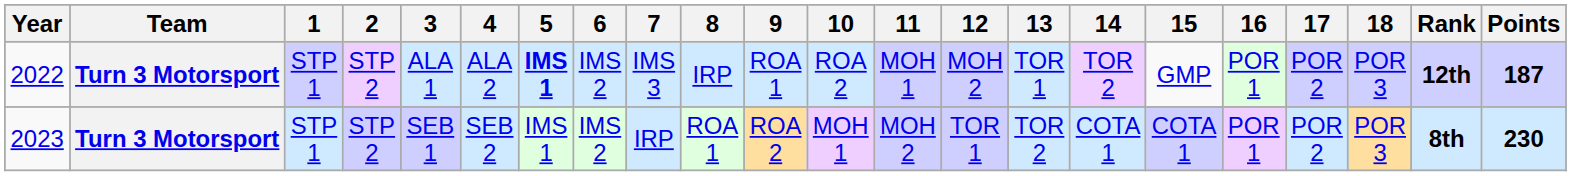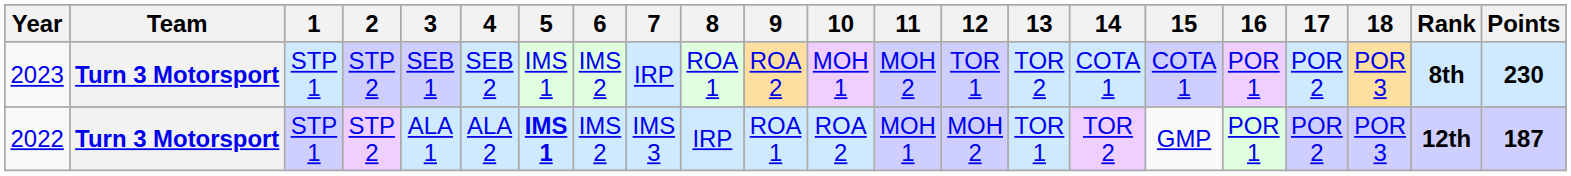rows swapped: (37, 74) <-> (37, 138)
